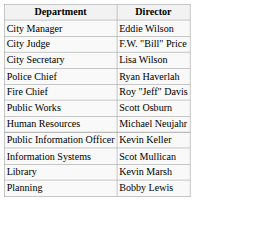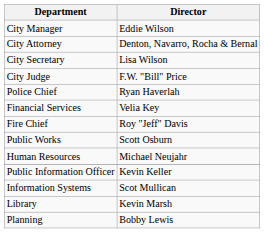+ row: (34, 44)
rows swapped: (36, 60) <-> (28, 44)
+ row: (44, 108)
